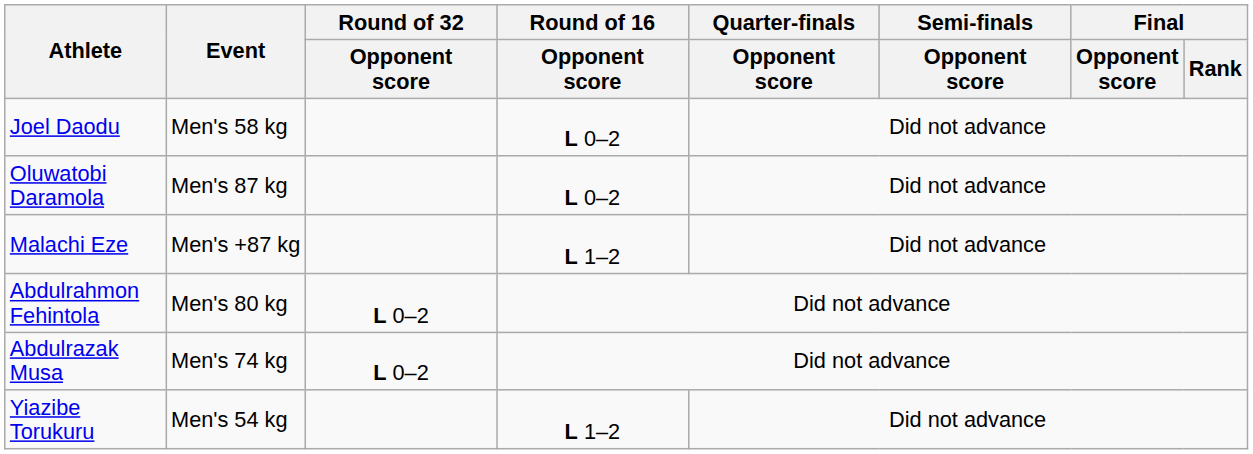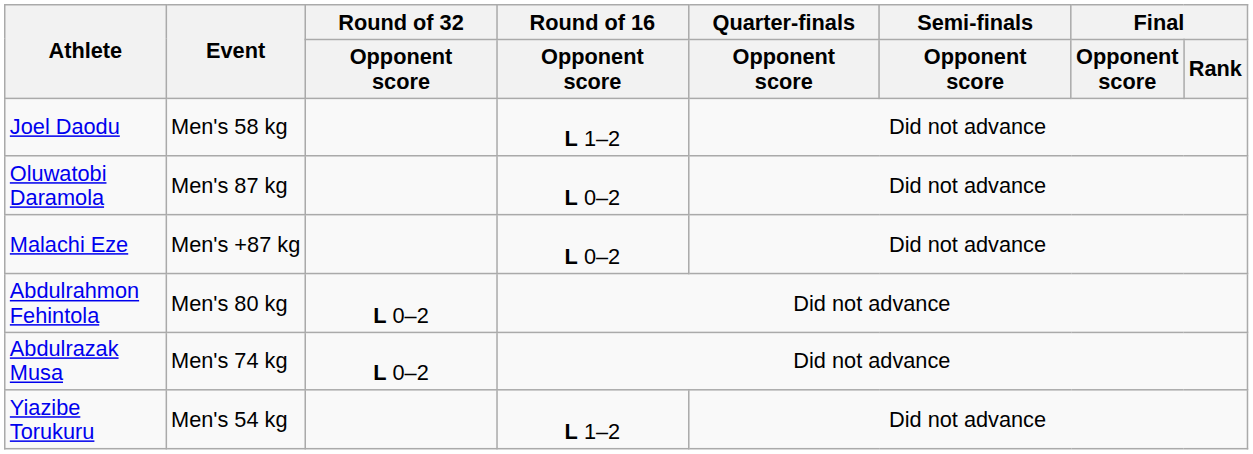(592, 139) L 0–2 -> (592, 139) L 1–2
(592, 256) L 1–2 -> (592, 256) L 0–2
